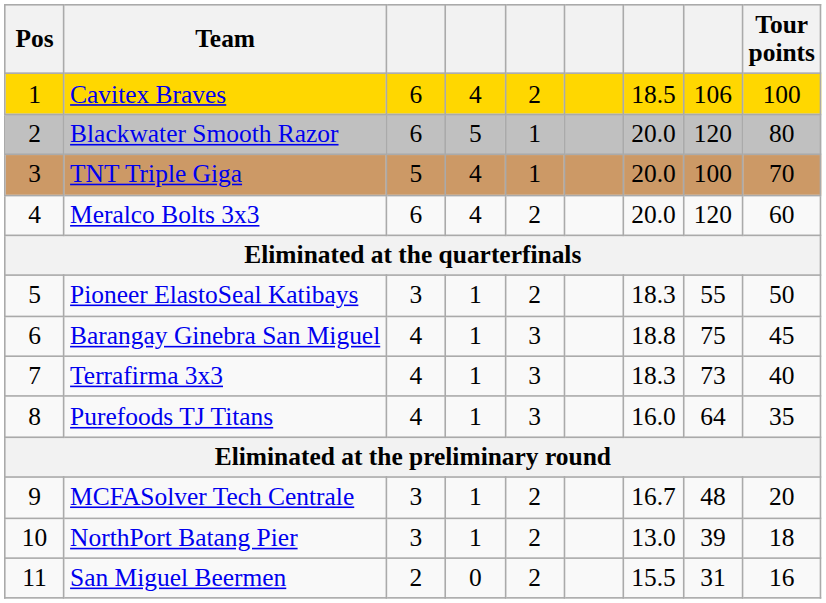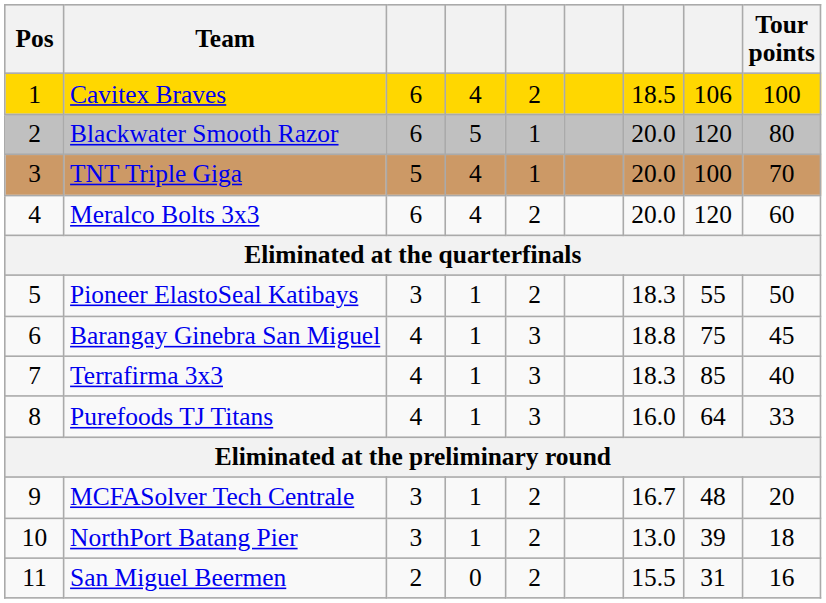(713, 376) 73 -> (713, 376) 85
(782, 416) 35 -> (782, 416) 33
